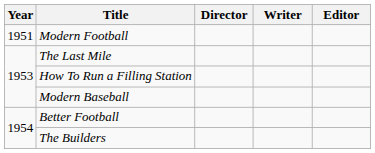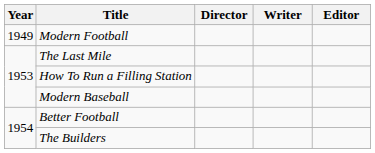(20, 35) 1951 -> (20, 35) 1949
